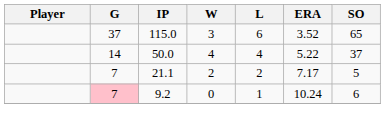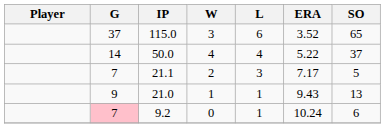(259, 73) 2 -> (259, 73) 3
+ row: (163, 93)
